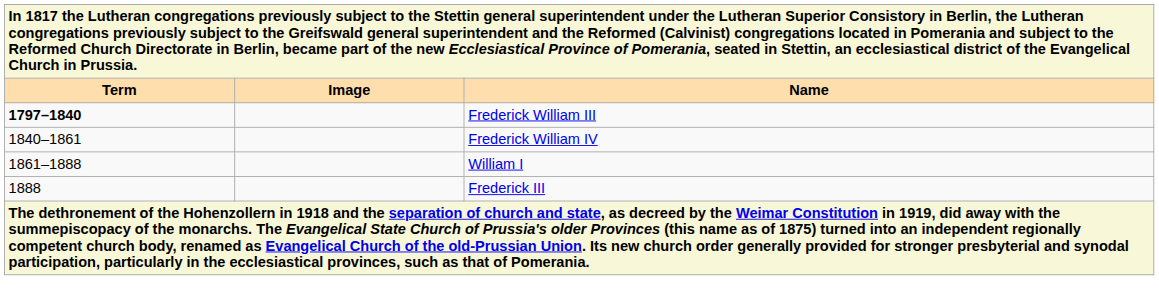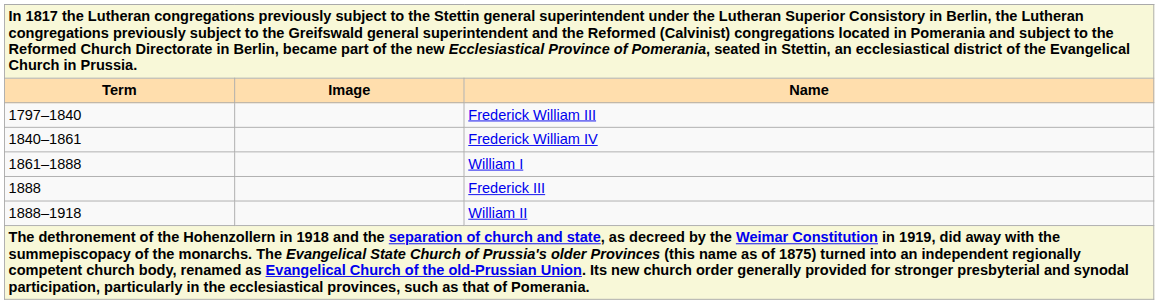(45, 115) bold -> (45, 115) normal
+ row: (498, 213)
